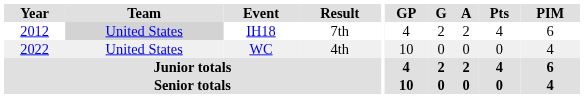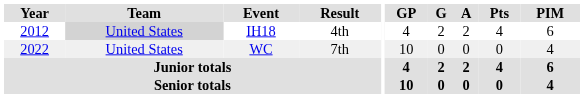(340, 31) 7th -> (340, 31) 4th
(340, 49) 4th -> (340, 49) 7th
